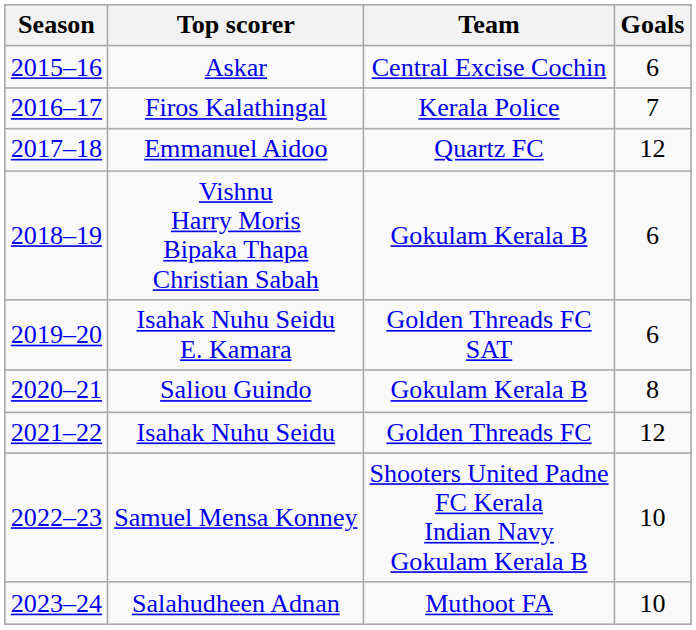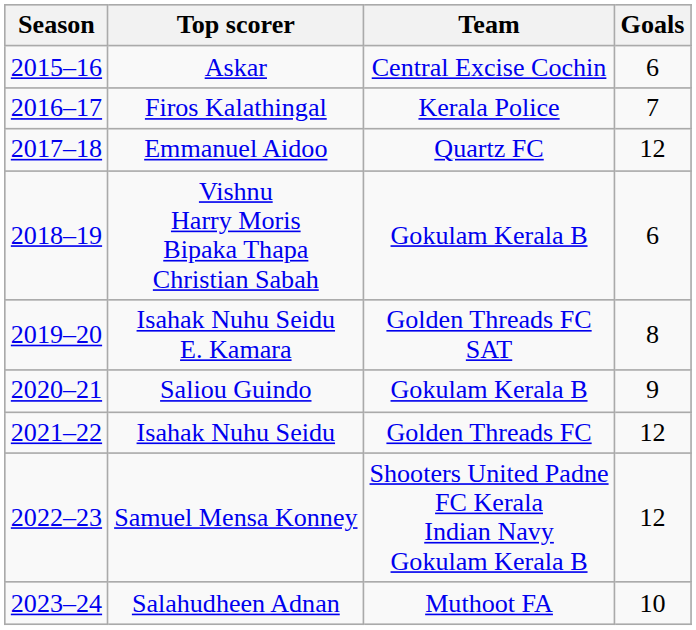(652, 334) 6 -> (652, 334) 8
(652, 390) 8 -> (652, 390) 9
(652, 517) 10 -> (652, 517) 12
